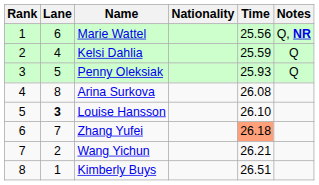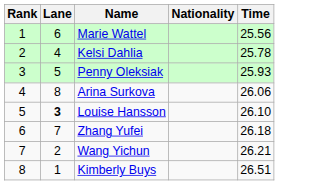- column: (294, 14)
(256, 53) 25.59 -> (256, 53) 25.78
(256, 92) 26.08 -> (256, 92) 26.06
(256, 131) lightsalmon background -> (256, 131) no background
